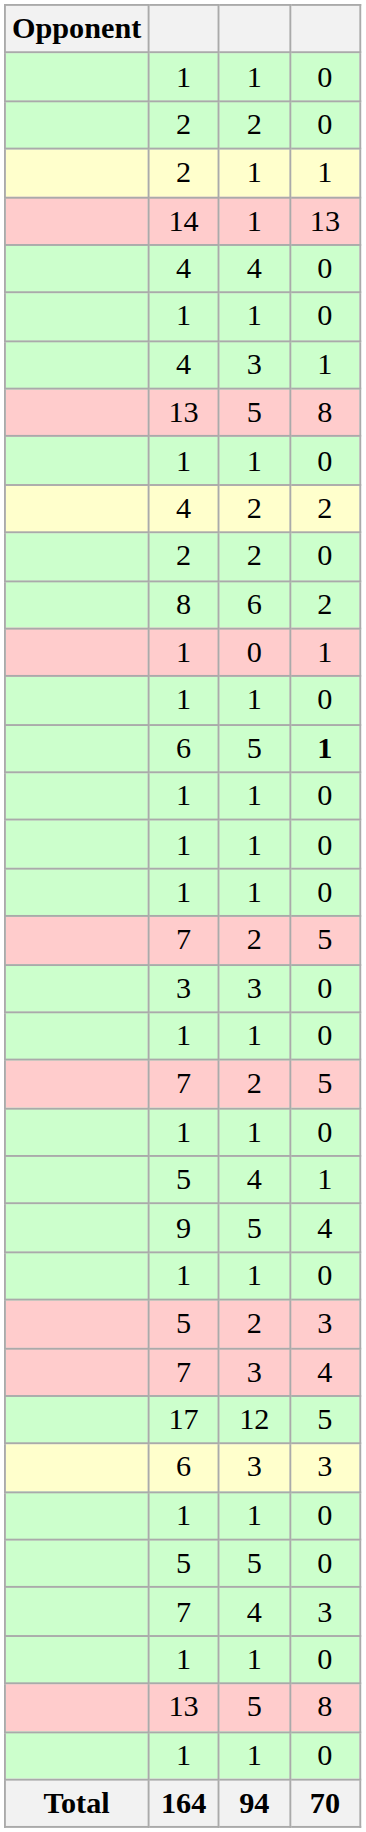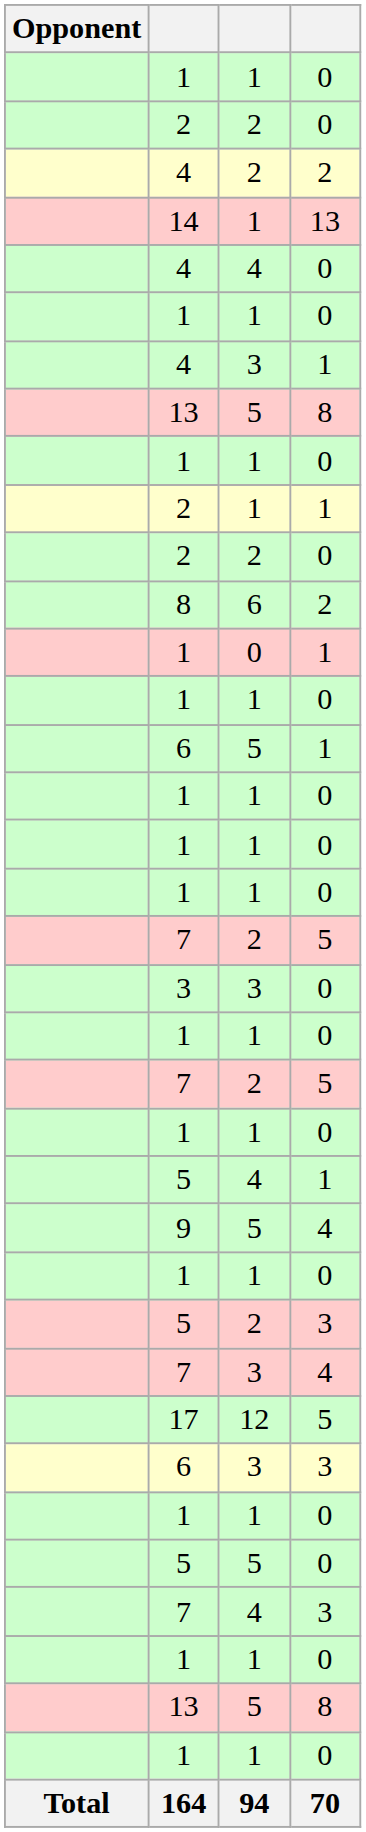rows swapped: (184, 508) <-> (184, 172)
(325, 747) bold -> (325, 747) normal
